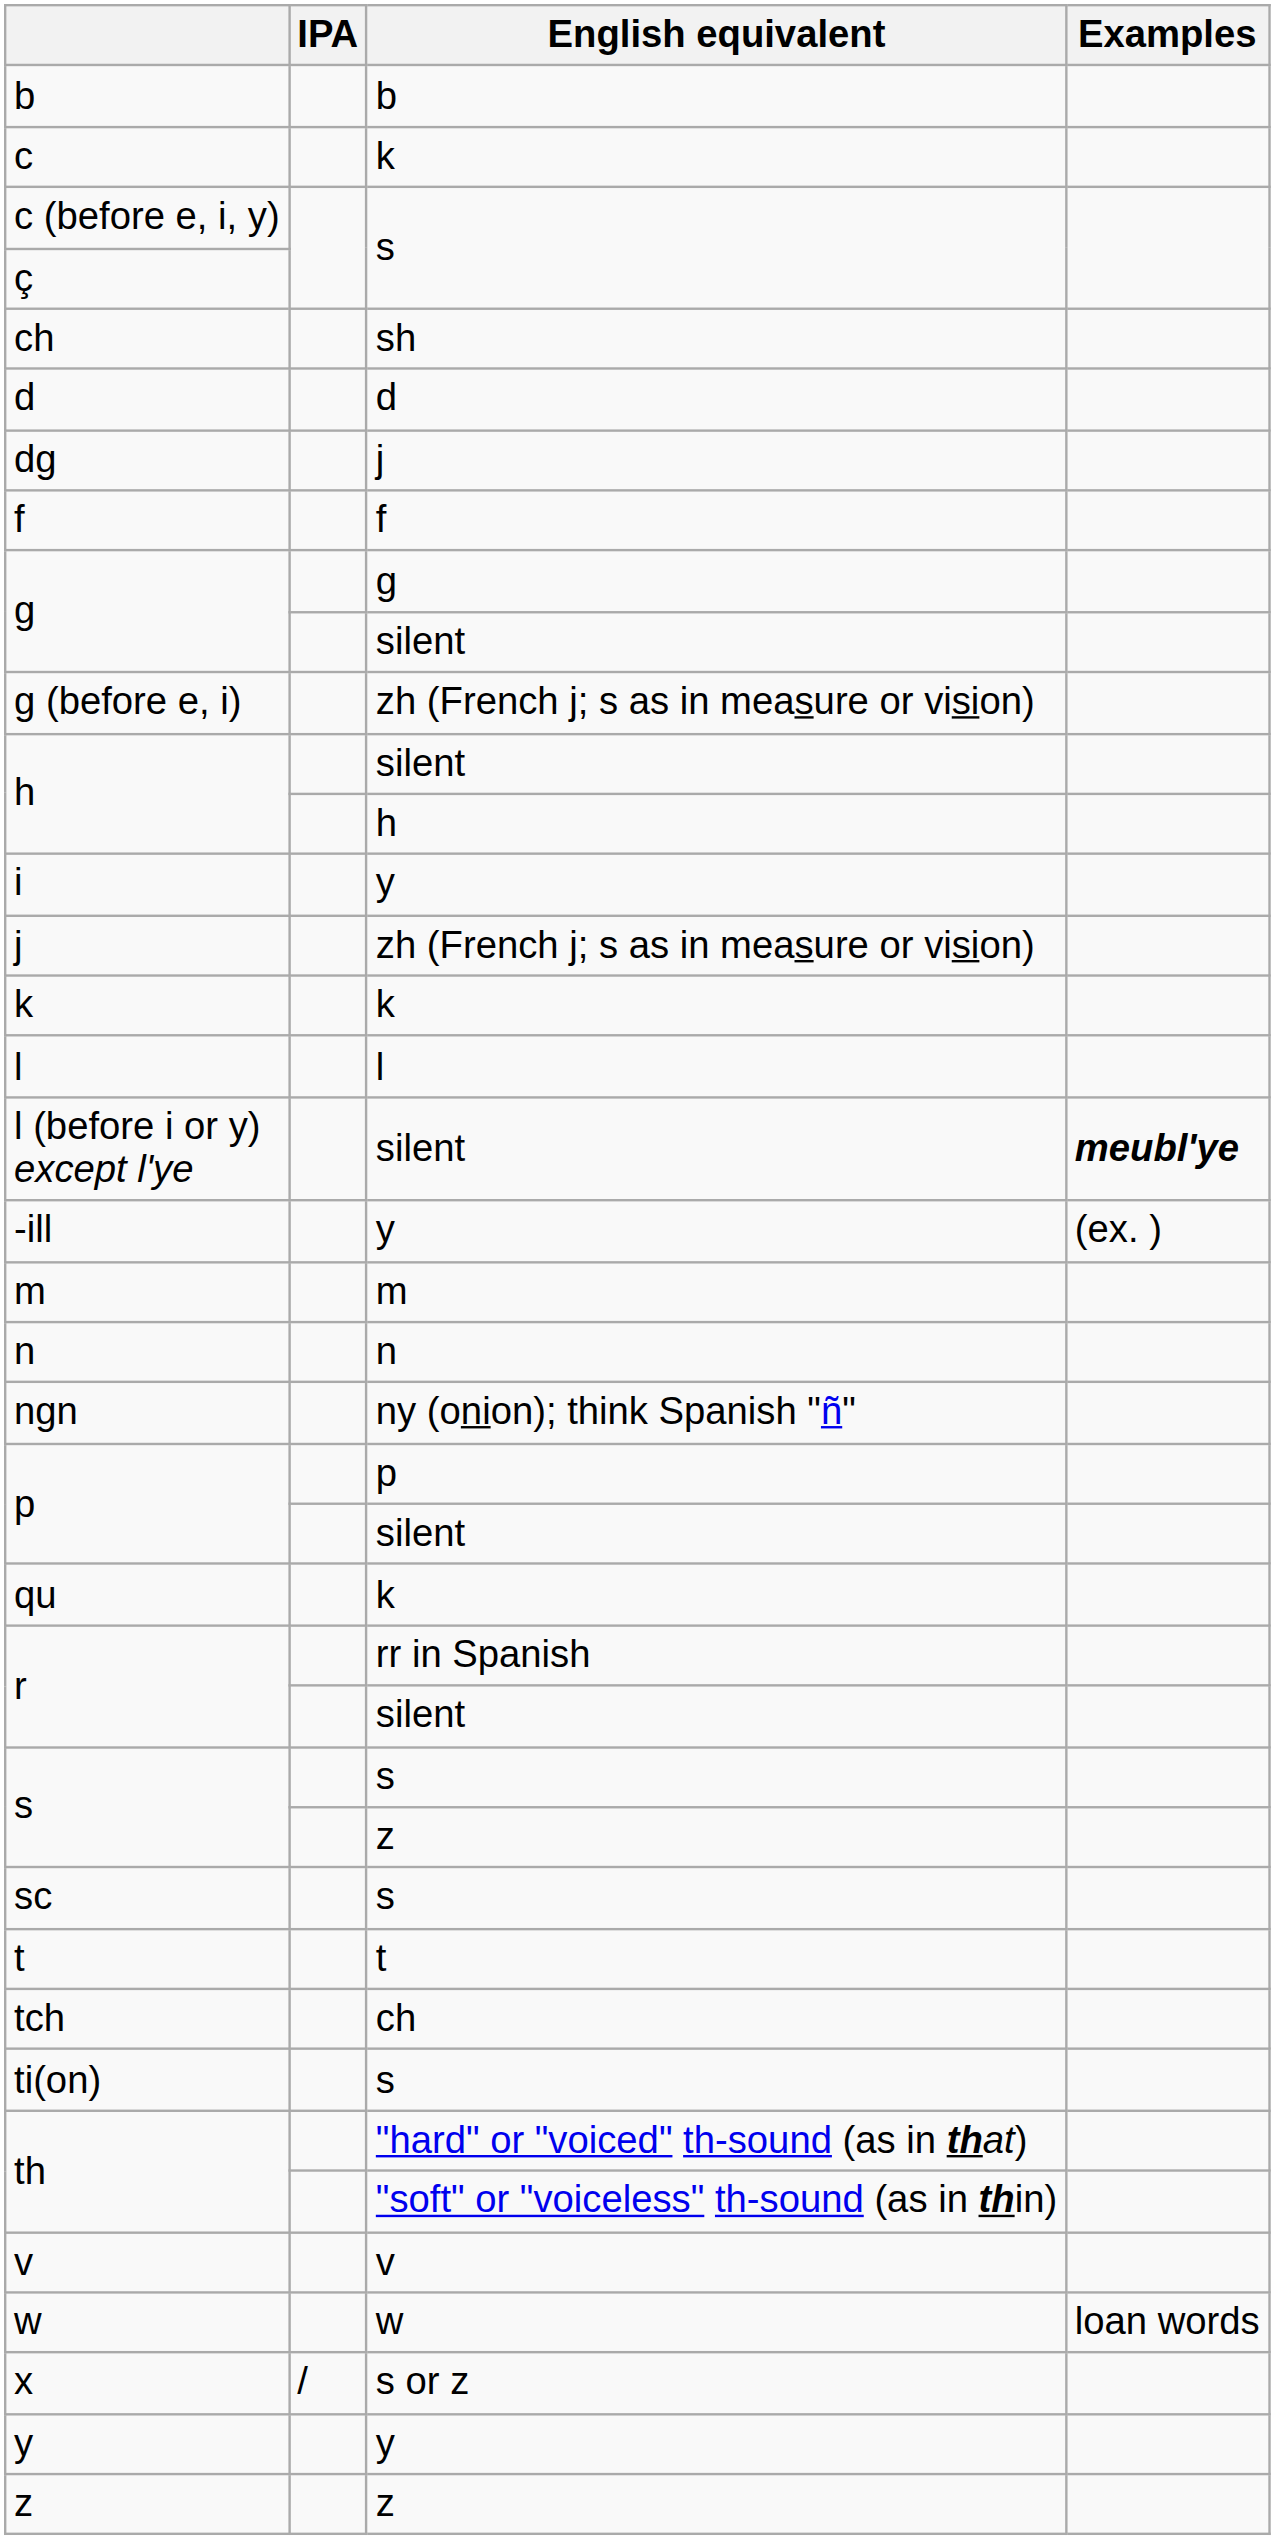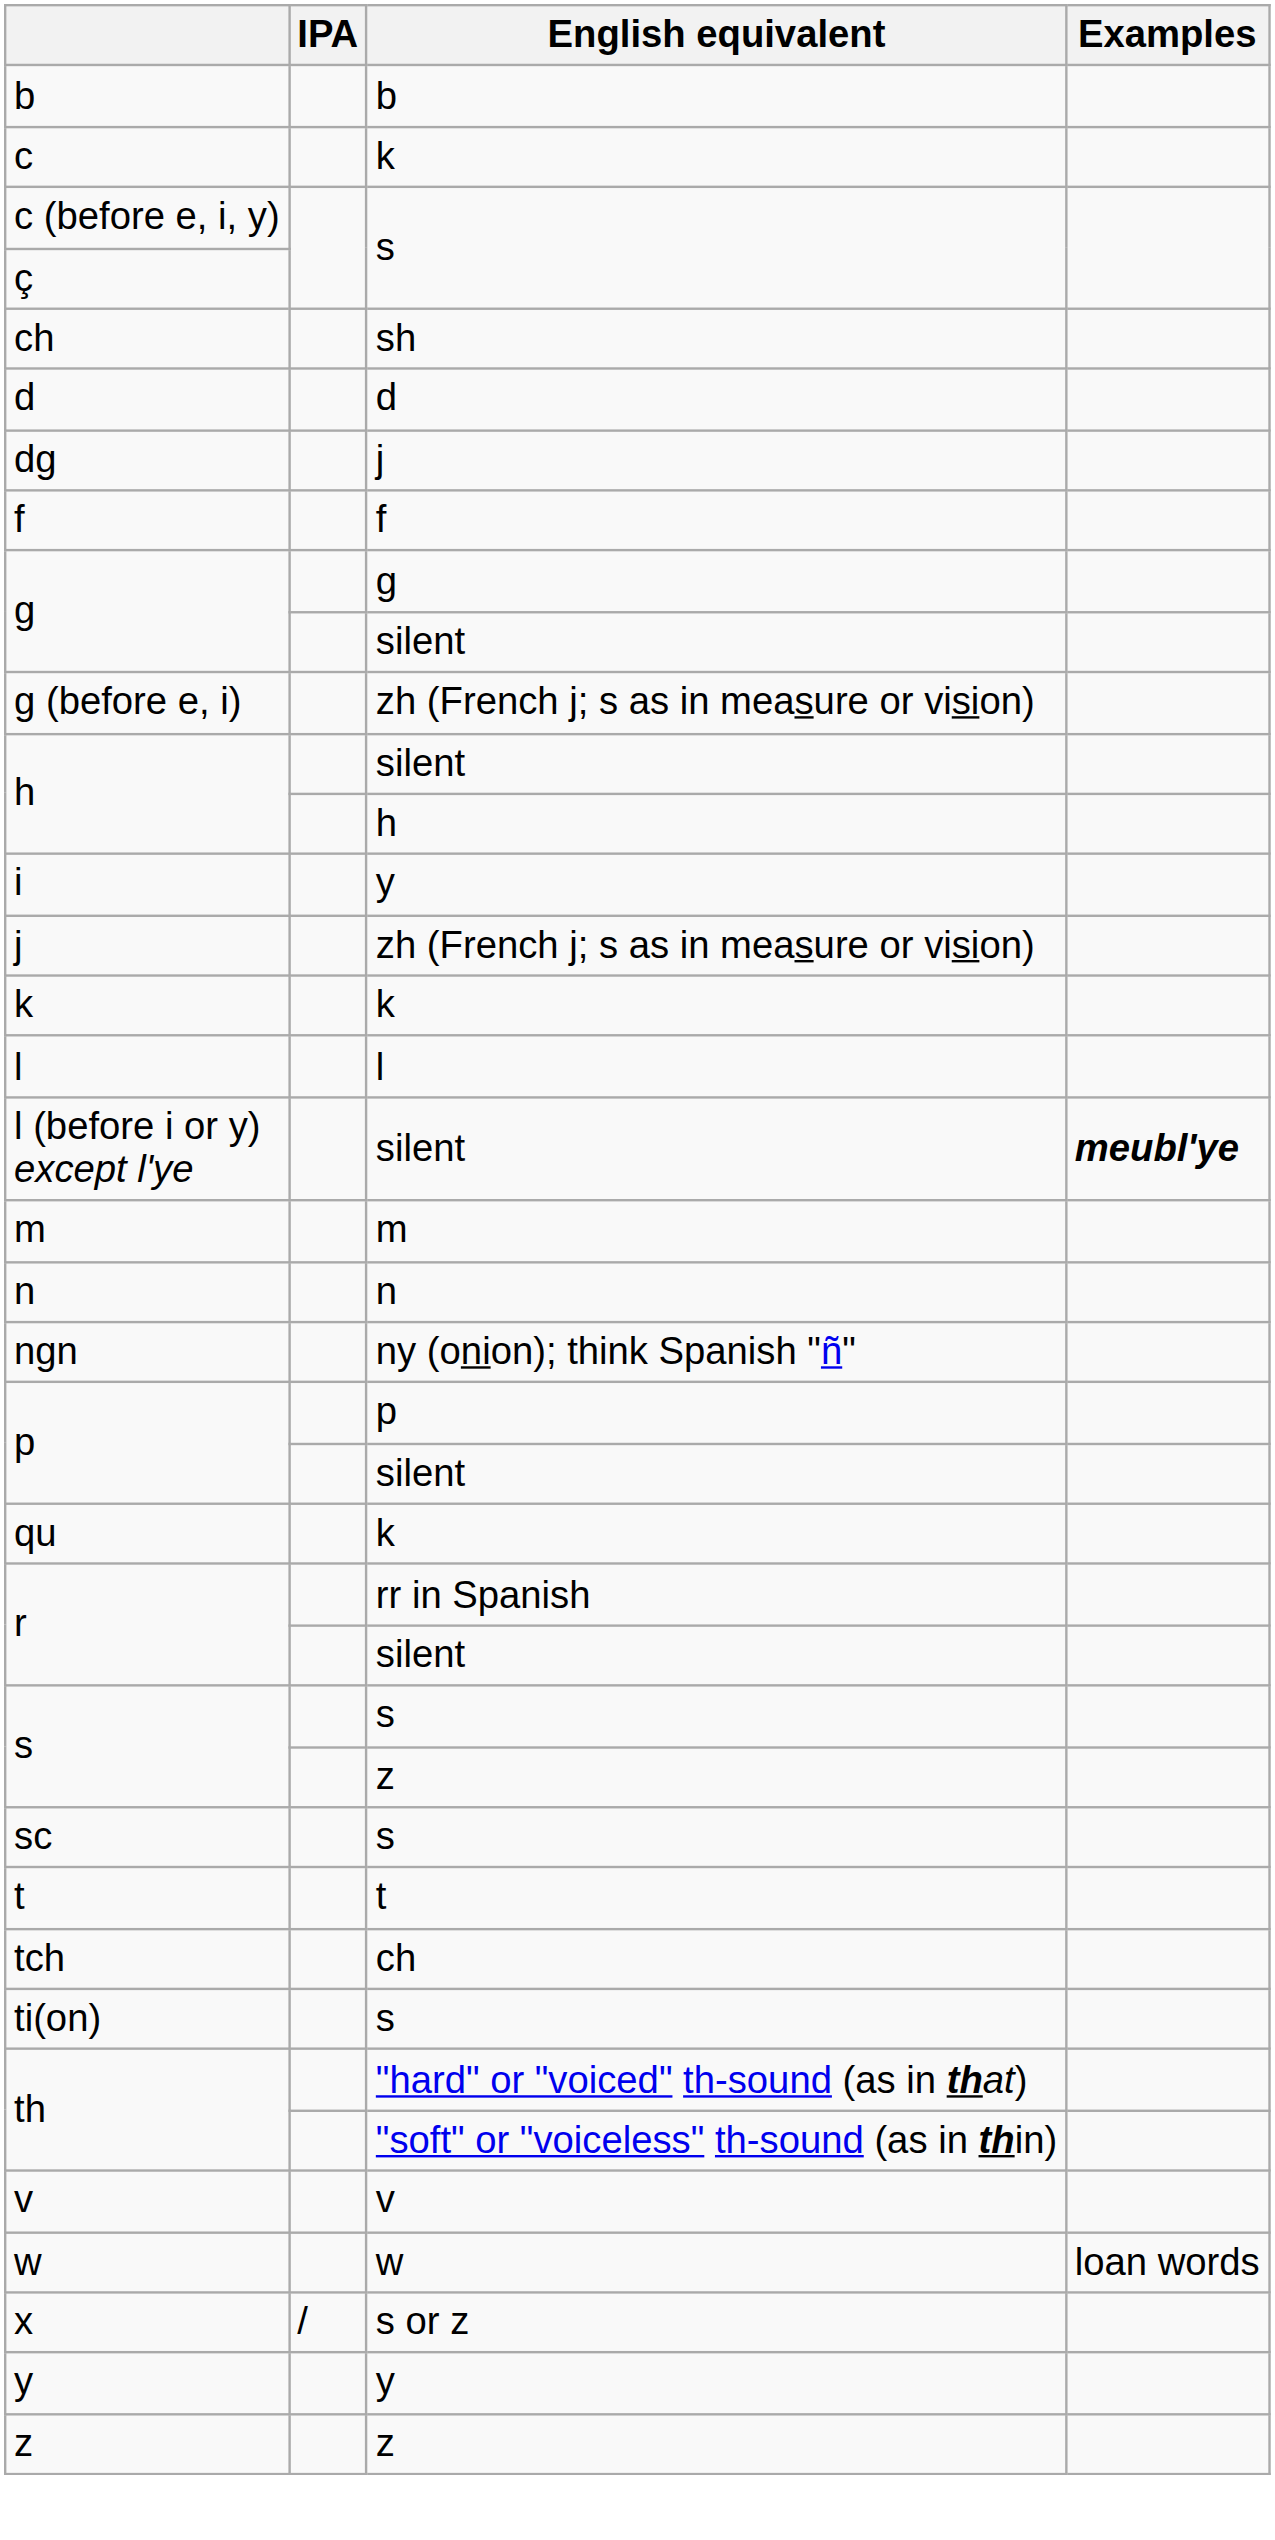- row: (33, 1230)
